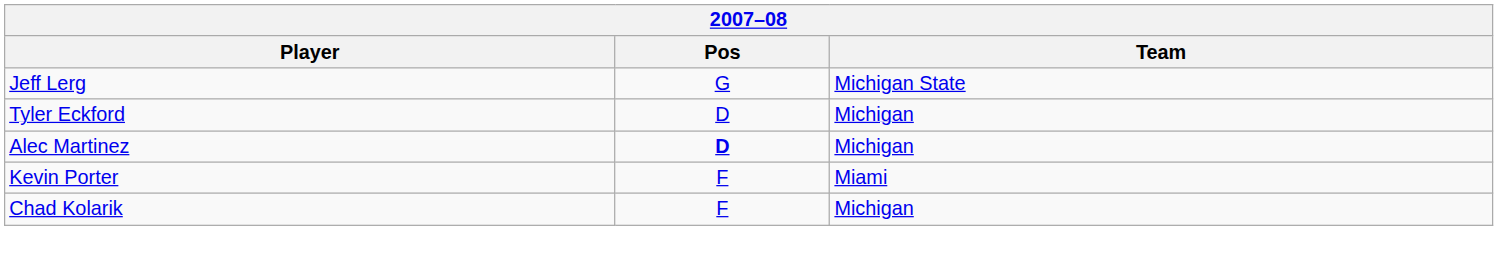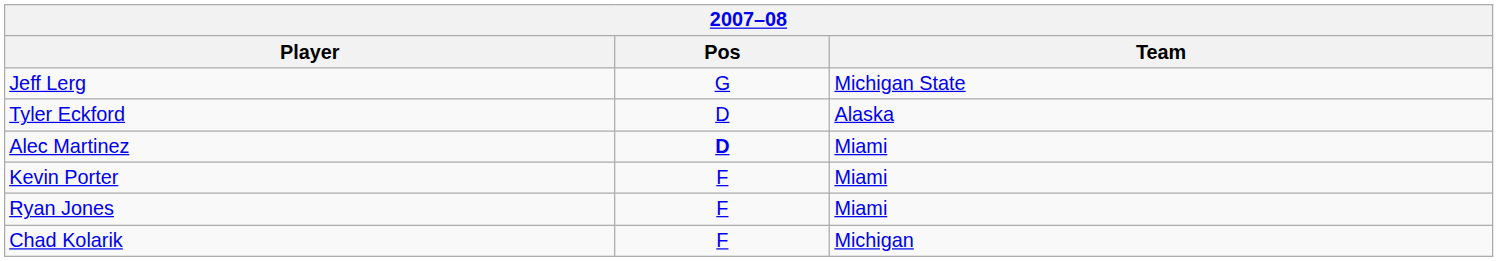(874, 114) Michigan -> (864, 114) Alaska
(874, 146) Michigan -> (861, 146) Miami
+ row: (62, 209)
